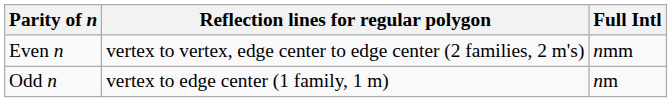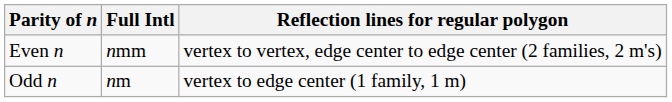columns swapped: (627, 19) <-> (345, 19)
